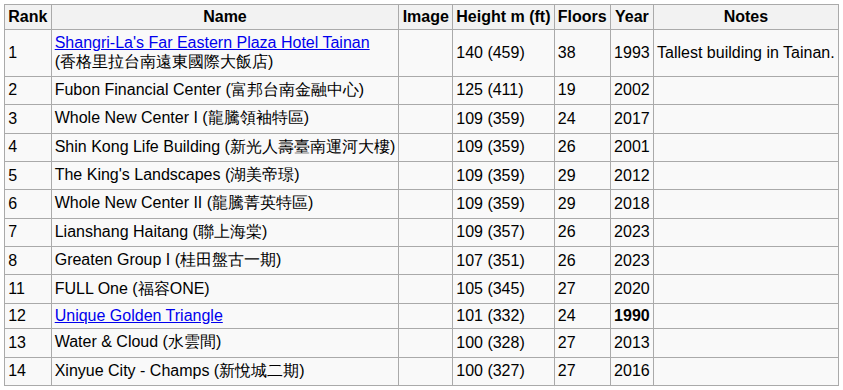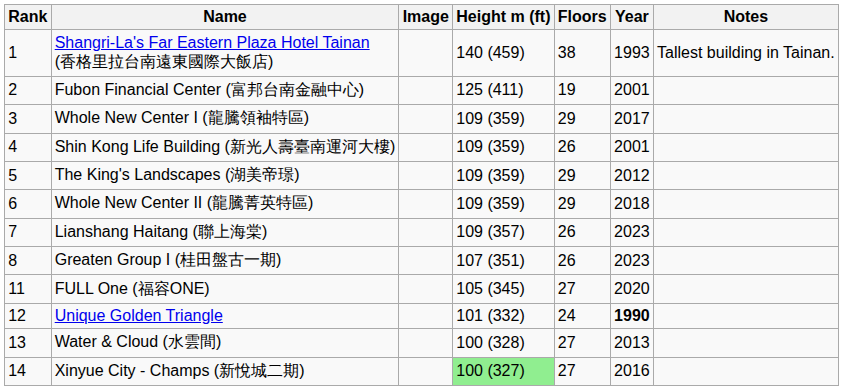(632, 90) 2002 -> (632, 90) 2001
(567, 118) 24 -> (567, 118) 29
(490, 371) no background -> (490, 371) lightgreen background
